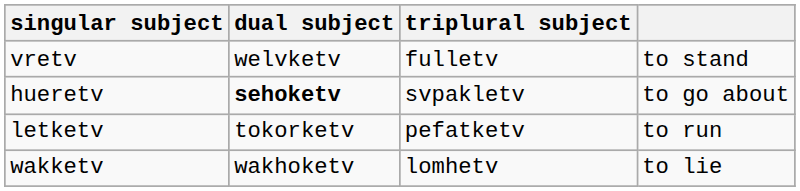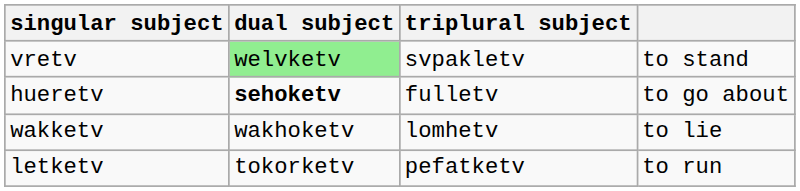(288, 59) no background -> (288, 59) lightgreen background
(452, 59) fulletv -> (465, 59) svpakletv
(465, 95) svpakletv -> (452, 95) fulletv
rows swapped: (57, 132) <-> (57, 168)
